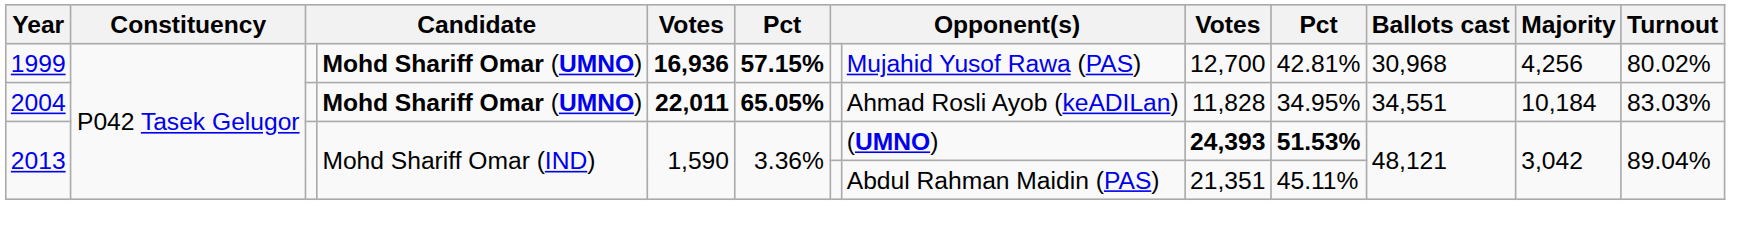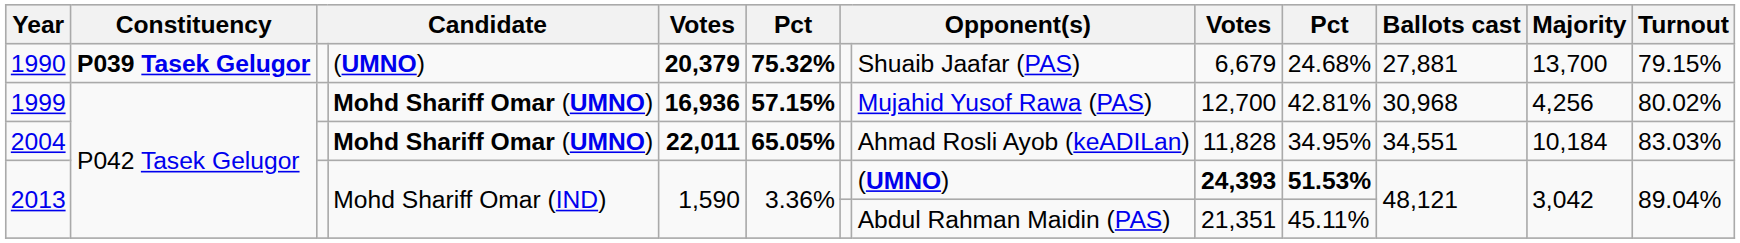+ row: (38, 63)
